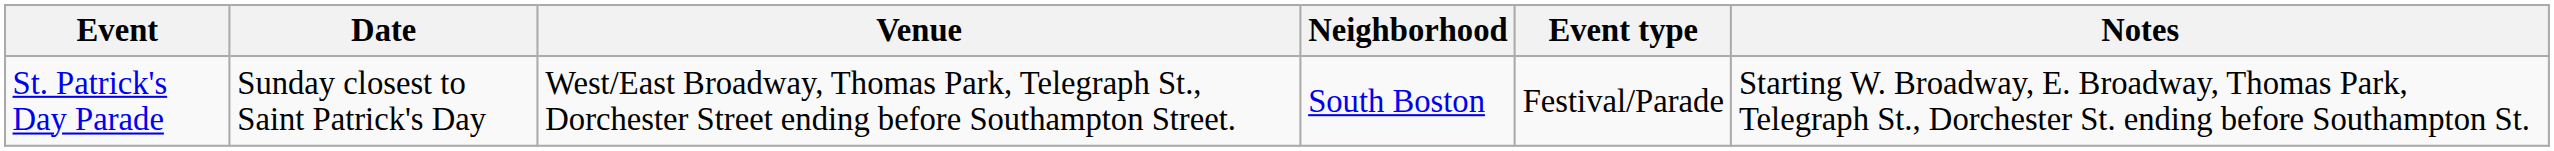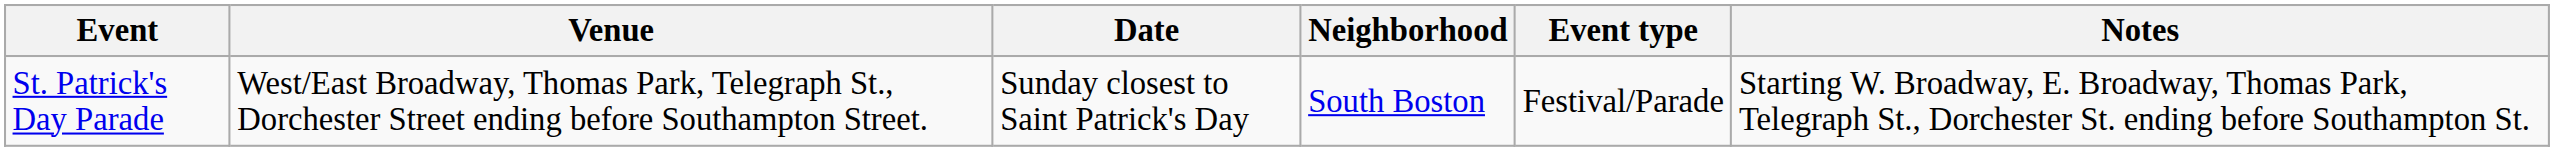columns swapped: (384, 30) <-> (919, 30)
